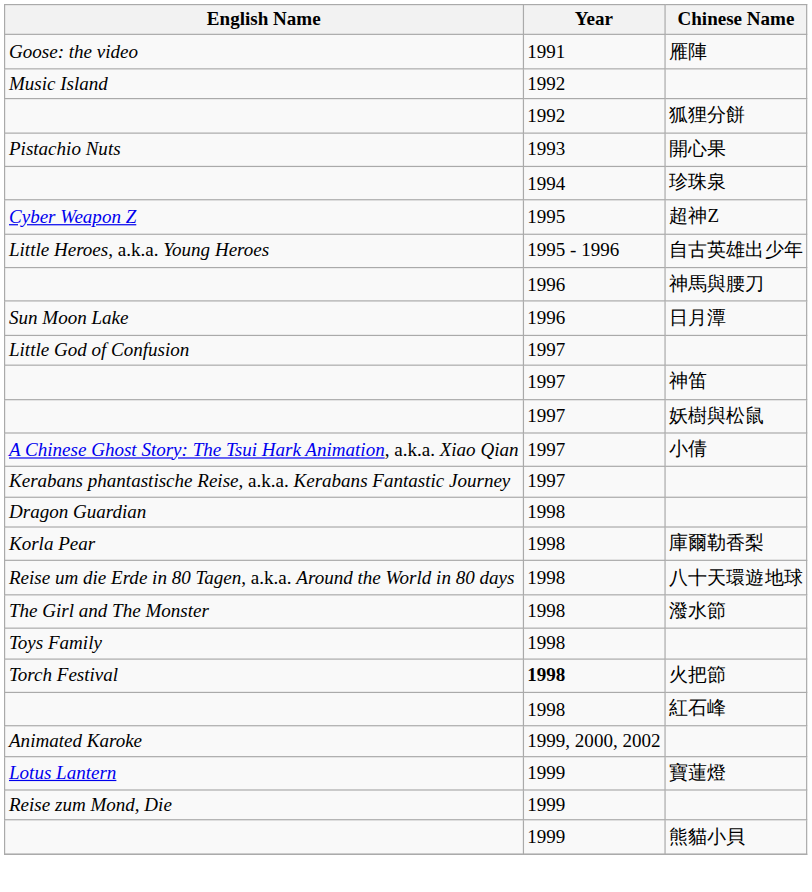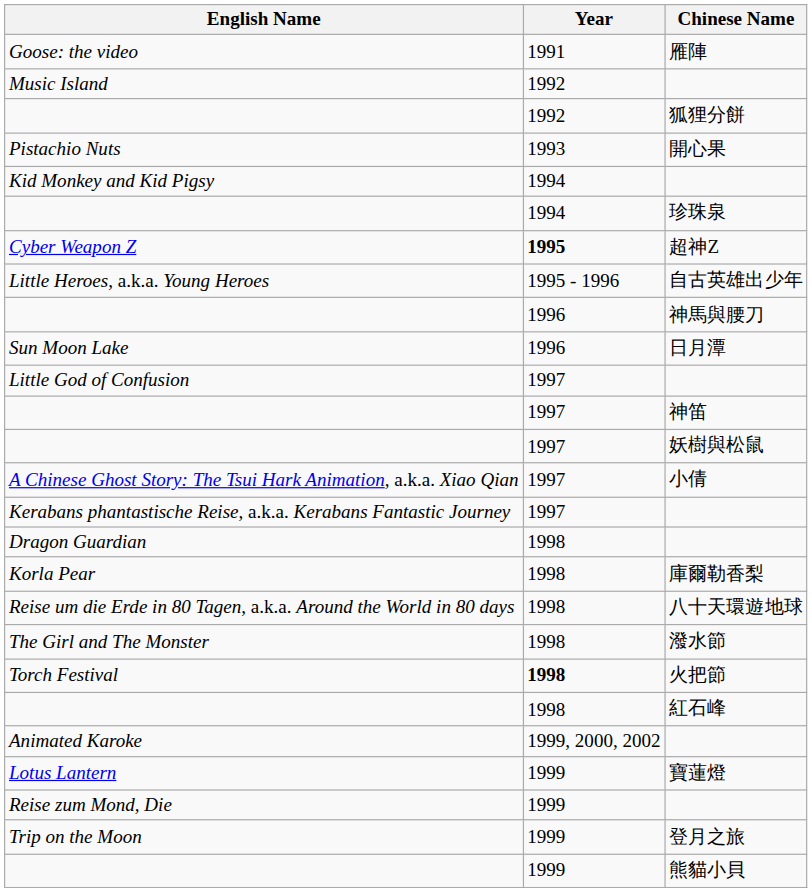+ row: (112, 181)
(546, 216) normal -> (546, 247) bold
- row: (55, 643)
+ row: (75, 836)
